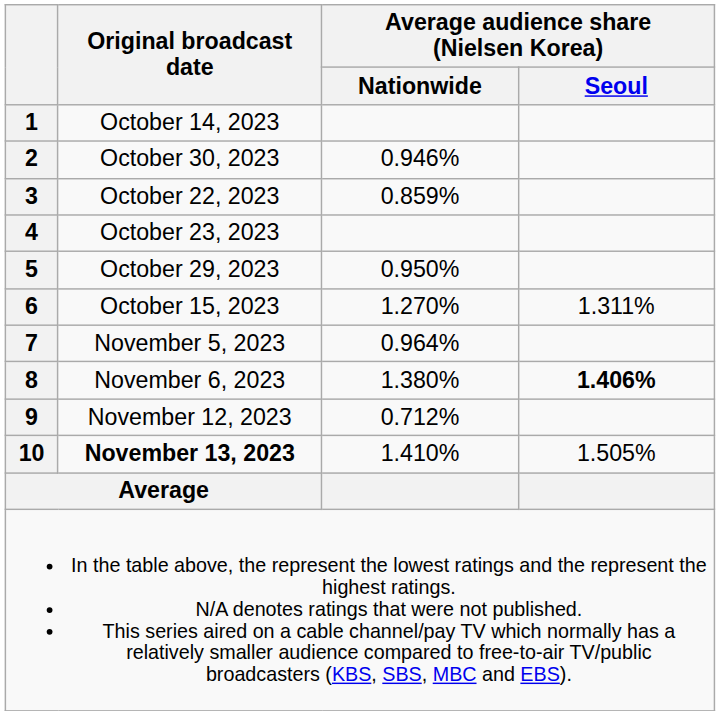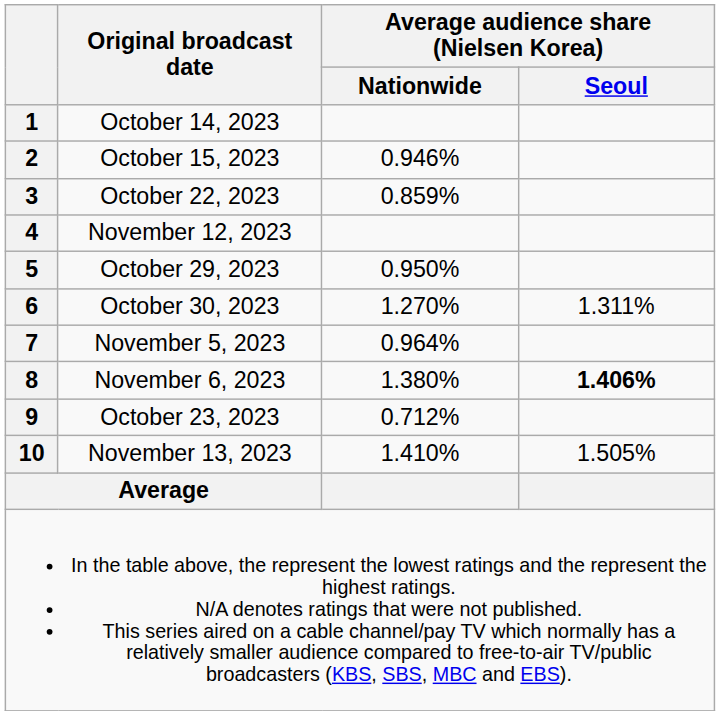(190, 159) October 30, 2023 -> (190, 159) October 15, 2023
(190, 232) October 23, 2023 -> (190, 232) November 12, 2023
(190, 306) October 15, 2023 -> (190, 306) October 30, 2023
(190, 416) November 12, 2023 -> (190, 416) October 23, 2023
(190, 453) bold -> (190, 453) normal
